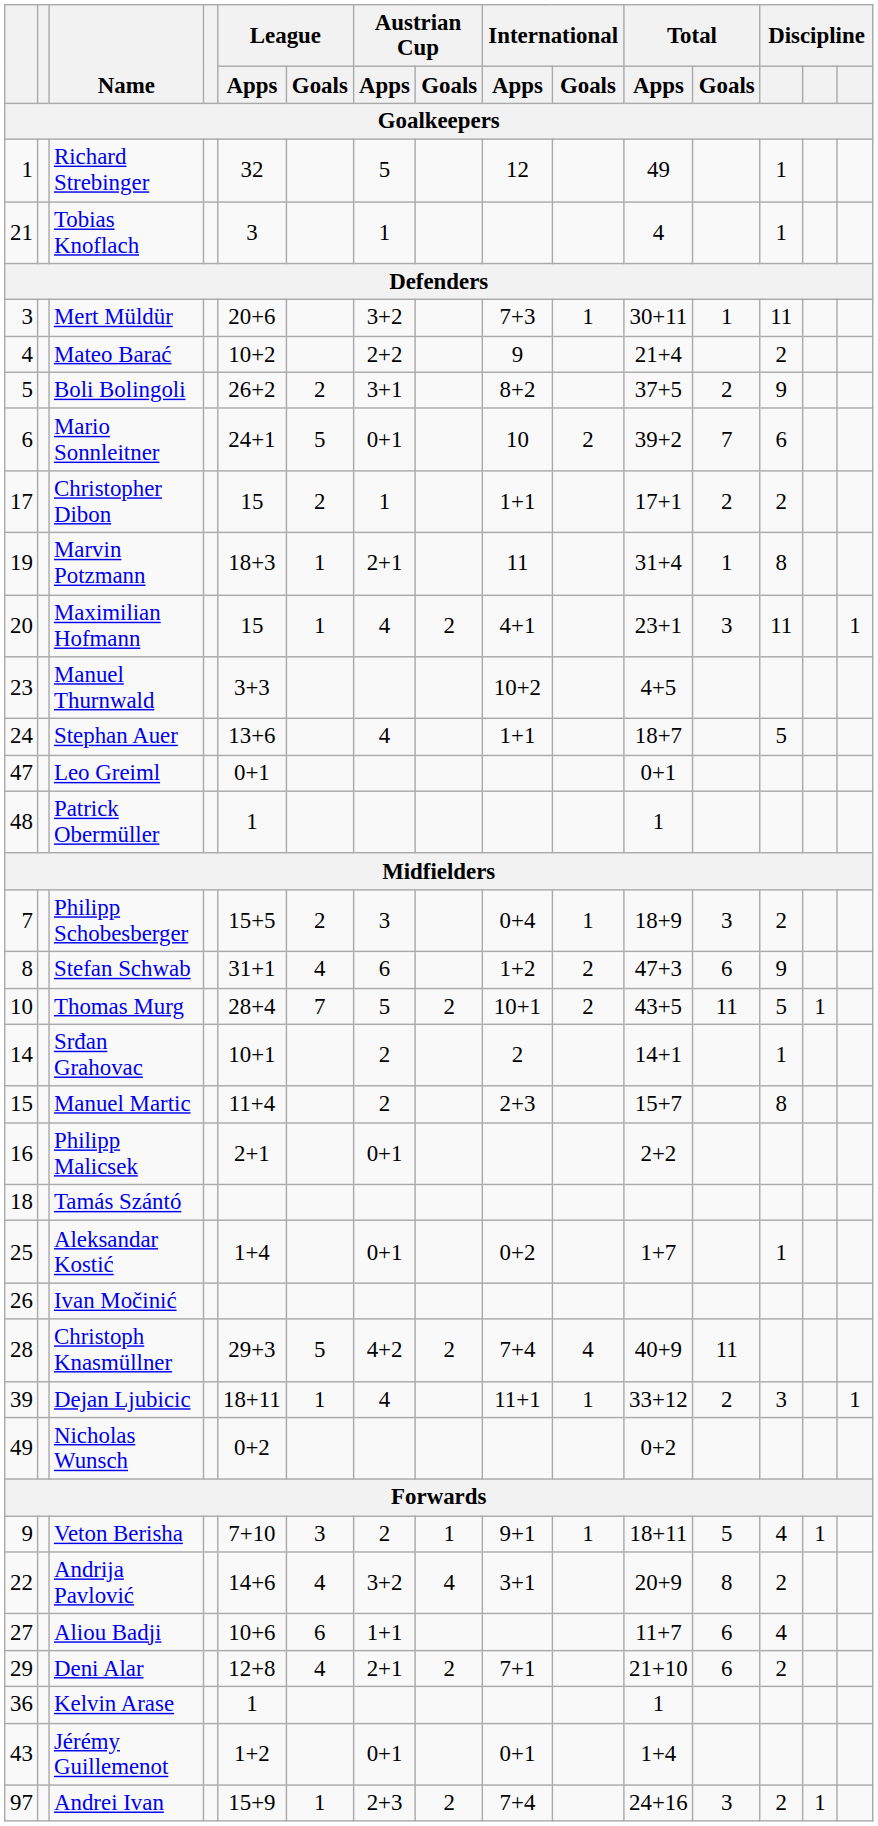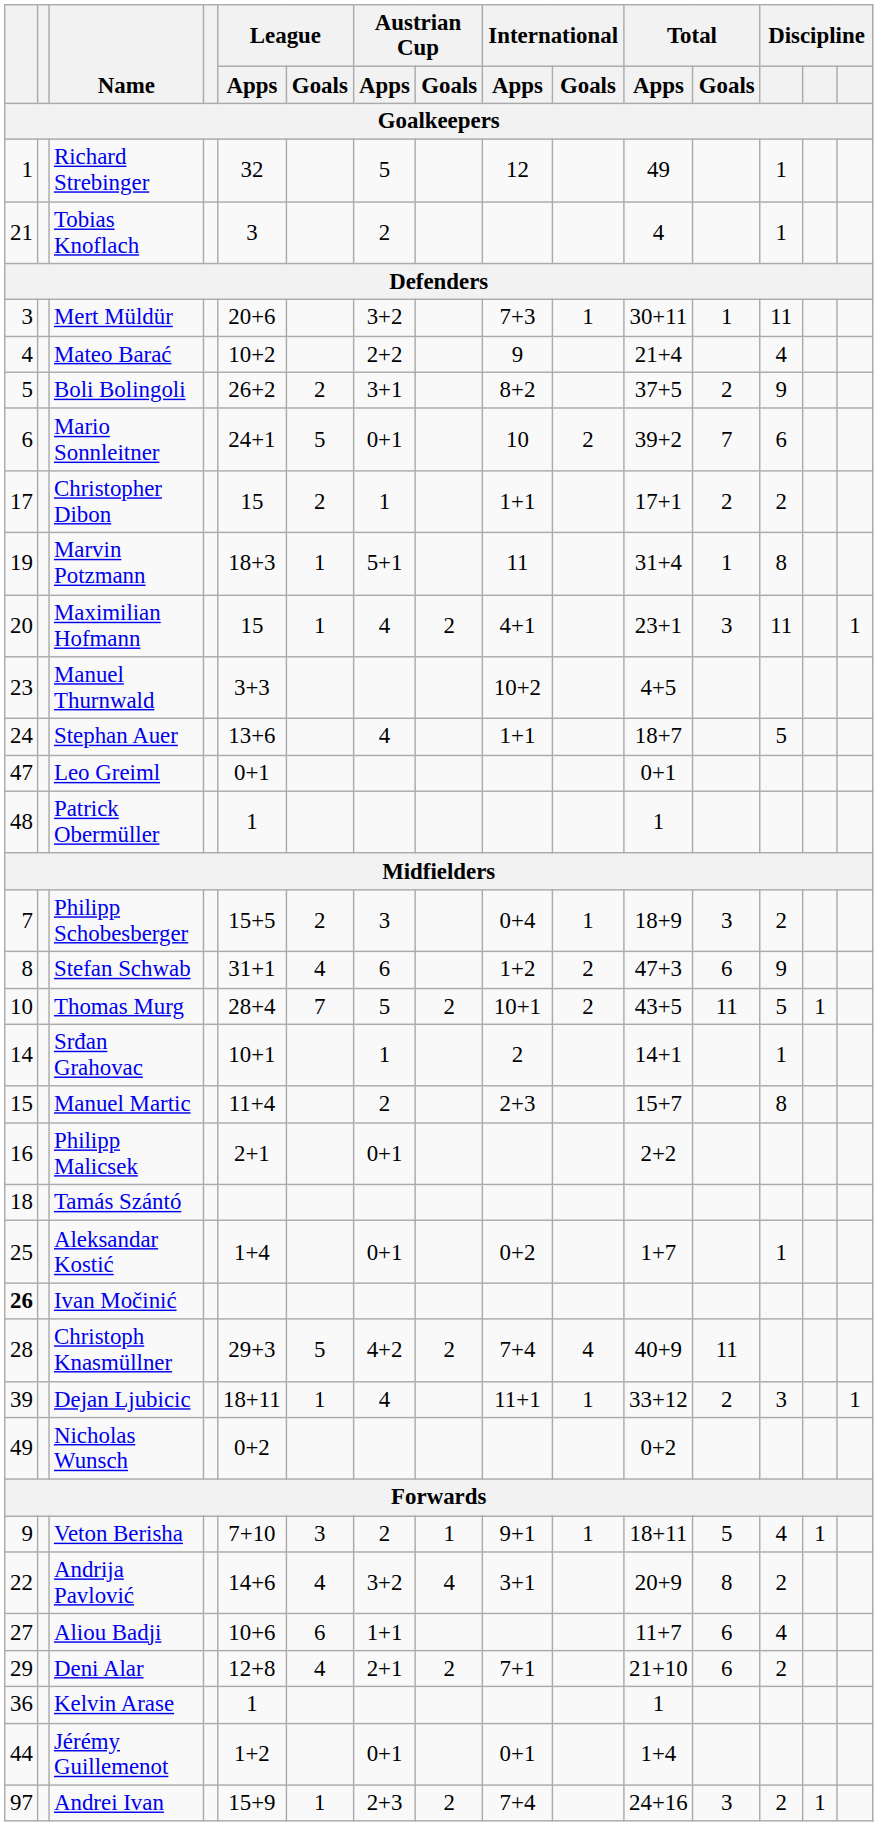(385, 232) 1 -> (385, 232) 2
(781, 353) 2 -> (781, 353) 4
(385, 563) 2+1 -> (385, 563) 5+1
(385, 1054) 2 -> (385, 1054) 1
(21, 1300) normal -> (21, 1300) bold
(21, 1753) 43 -> (21, 1753) 44
